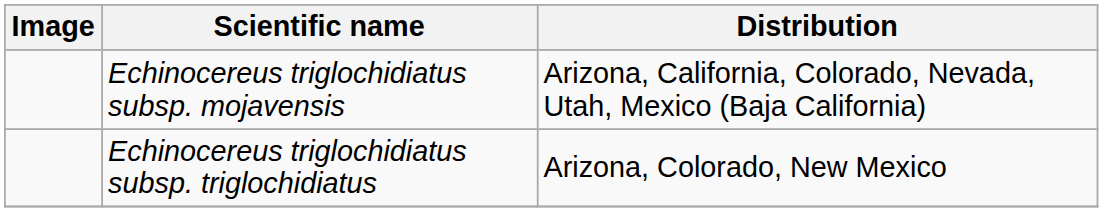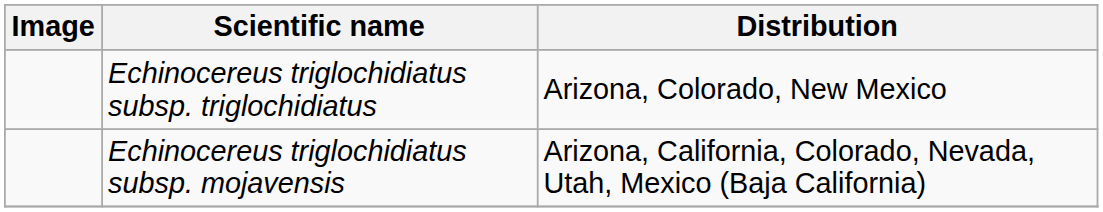rows swapped: (287, 89) <-> (287, 167)
